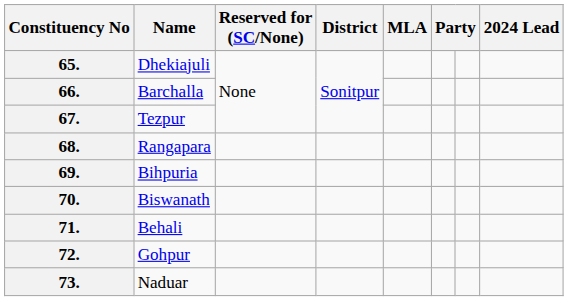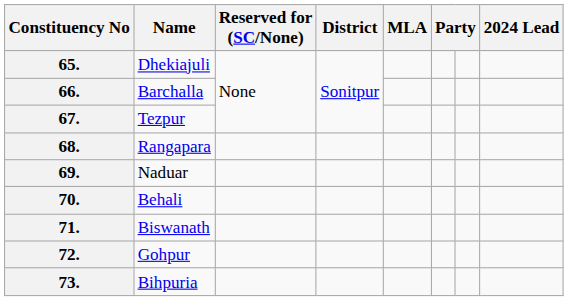(168, 173) Bihpuria -> (163, 173) Naduar
(174, 200) Biswanath -> (160, 200) Behali
(160, 227) Behali -> (174, 227) Biswanath
(163, 281) Naduar -> (168, 281) Bihpuria
